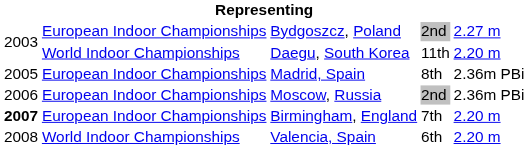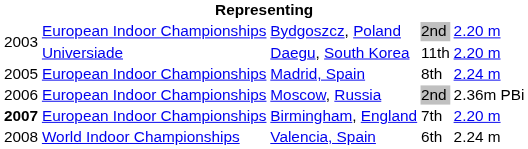(477, 31) 2.27 m -> (477, 31) 2.20 m
(141, 52) World Indoor Championships -> (82, 52) Universiade
(489, 73) 2.36m PBi -> (477, 73) 2.24 m
(477, 137) 2.20 m -> (477, 137) 2.24 m
